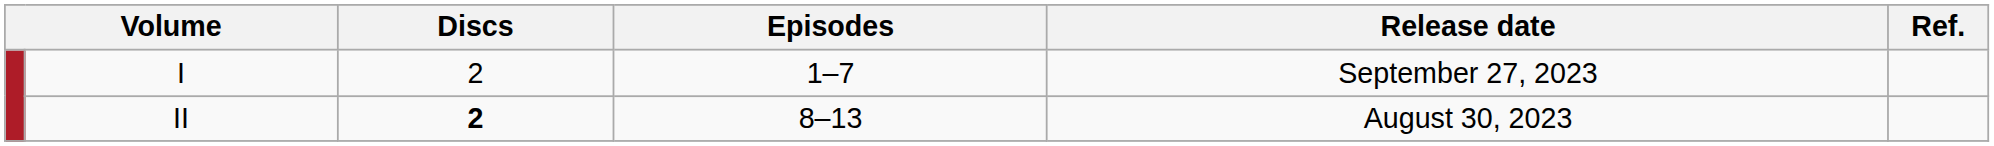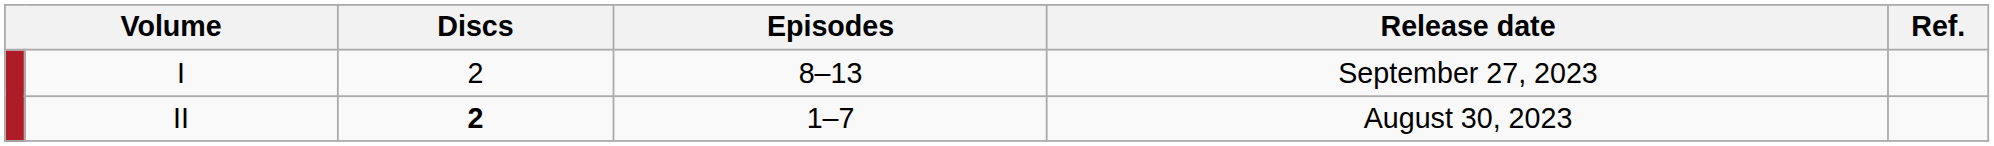(831, 72) 1–7 -> (831, 72) 8–13
(831, 118) 8–13 -> (831, 118) 1–7
